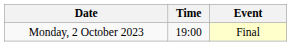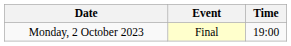columns swapped: (189, 13) <-> (248, 13)
